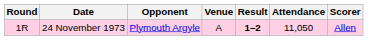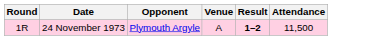- column: (345, 12)
(299, 27) 11,050 -> (299, 27) 11,500
